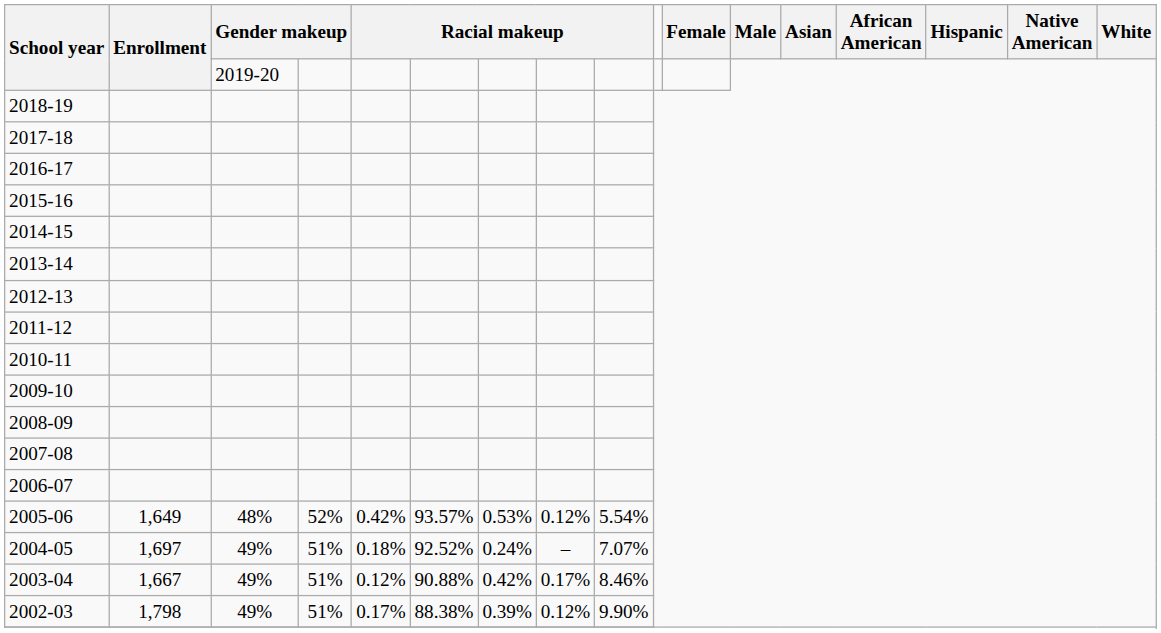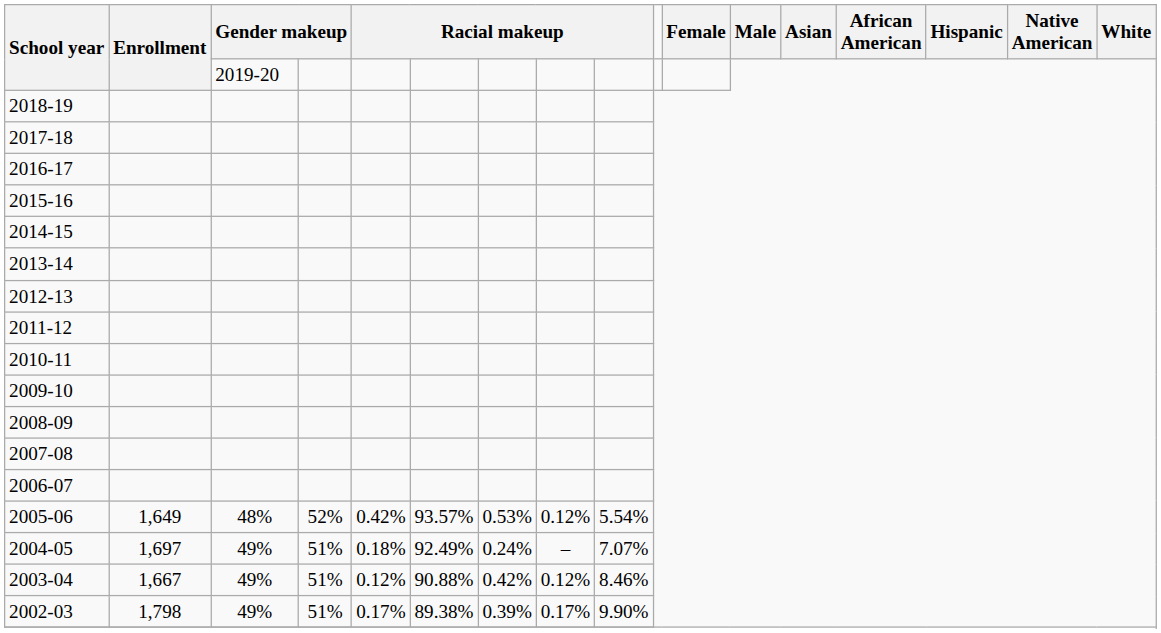(444, 548) 92.52% -> (444, 548) 92.49%
(565, 579) 0.17% -> (565, 579) 0.12%
(444, 611) 88.38% -> (444, 611) 89.38%
(565, 611) 0.12% -> (565, 611) 0.17%
